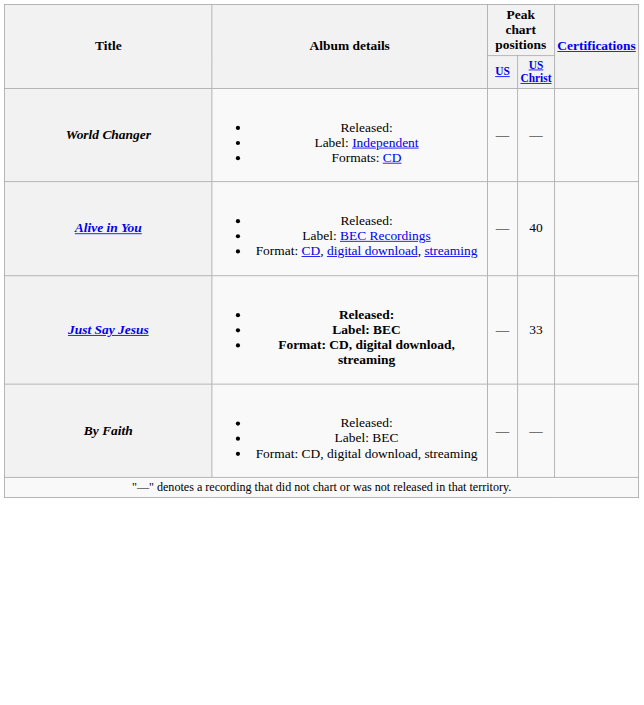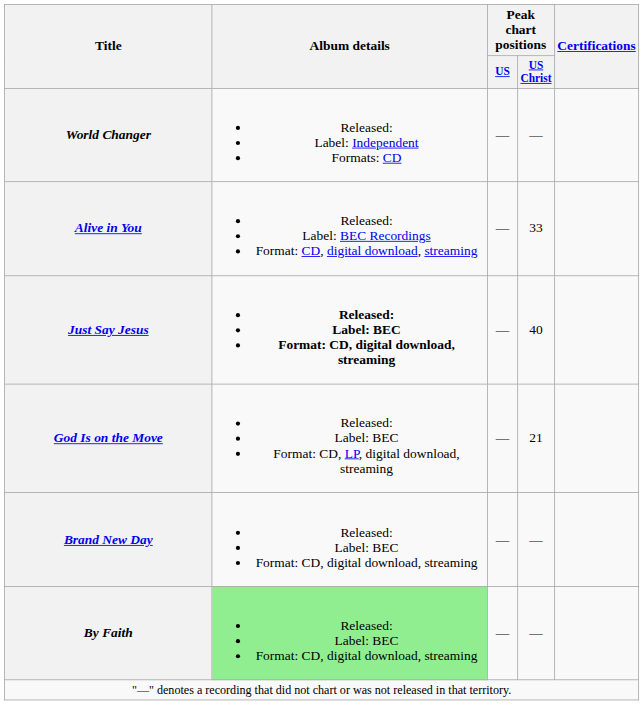(536, 228) 40 -> (536, 228) 33
(536, 329) 33 -> (536, 329) 40
+ row: (108, 438)
+ row: (108, 539)
(350, 438) no background -> (350, 641) lightgreen background
